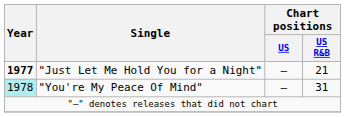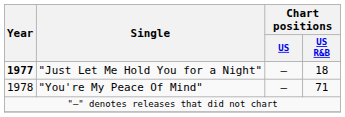(322, 70) 21 -> (322, 70) 18
(20, 88) paleturquoise background -> (20, 88) no background
(322, 88) 31 -> (322, 88) 71
